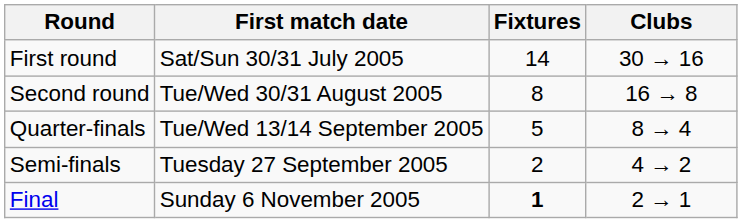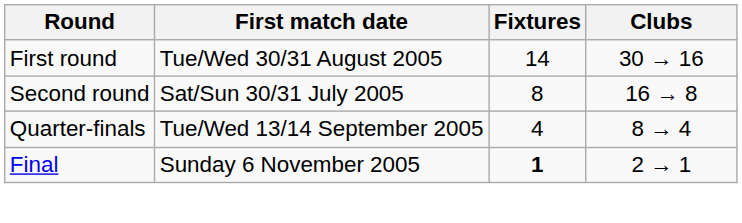(282, 57) Sat/Sun 30/31 July 2005 -> (301, 57) Tue/Wed 30/31 August 2005
(301, 93) Tue/Wed 30/31 August 2005 -> (282, 93) Sat/Sun 30/31 July 2005
(537, 128) 5 -> (537, 128) 4
- row: (65, 164)
